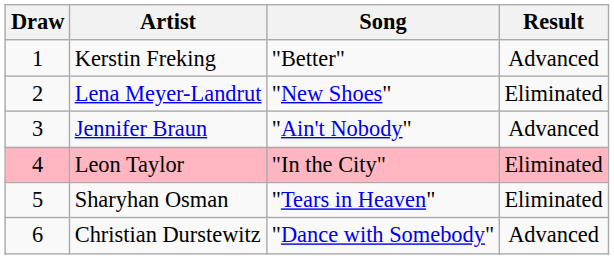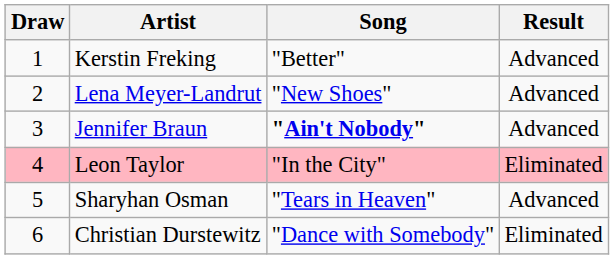(554, 93) Eliminated -> (554, 93) Advanced
(342, 128) normal -> (349, 128) bold
(554, 199) Eliminated -> (554, 199) Advanced
(554, 235) Advanced -> (554, 235) Eliminated
